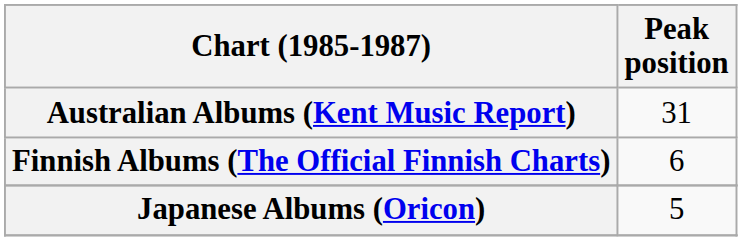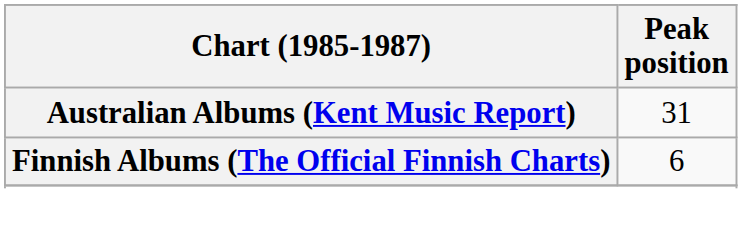- row: (311, 209)
